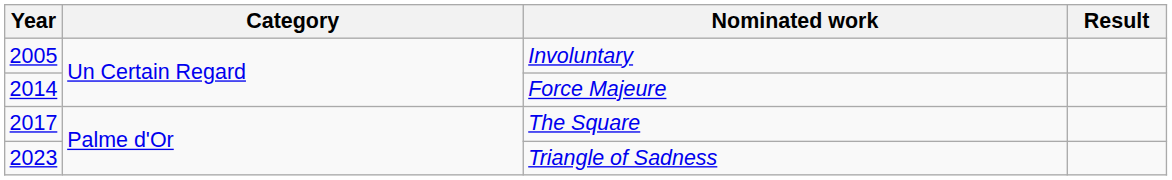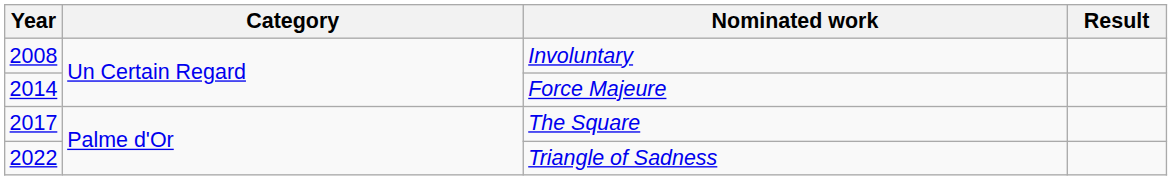(33, 55) 2005 -> (33, 55) 2008
(33, 157) 2023 -> (33, 157) 2022
